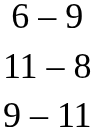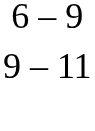- row: (47, 65)
